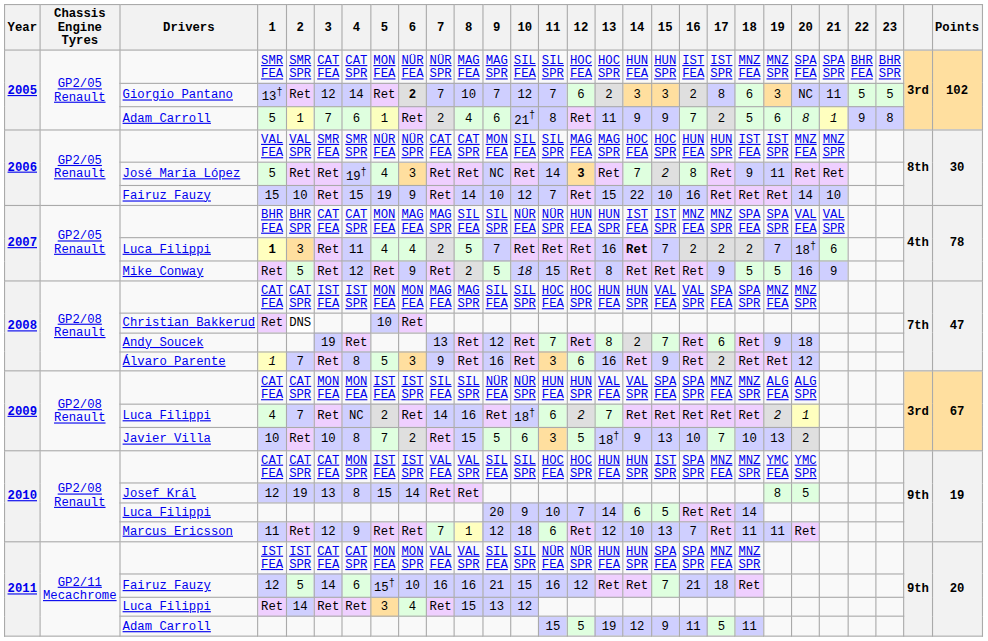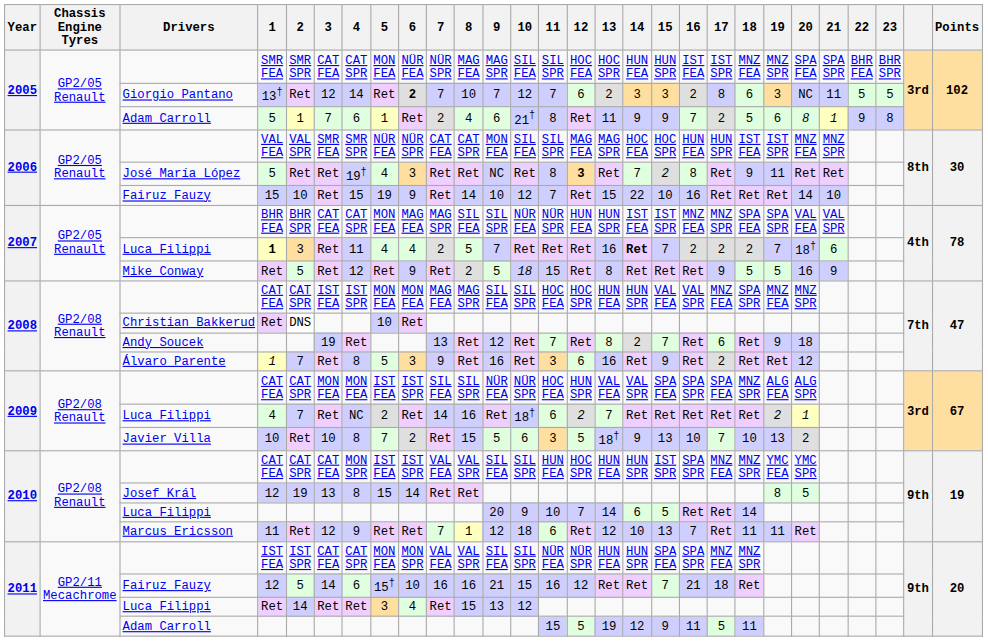(553, 174) 14 -> (553, 174) 8
(721, 297) SPA FEA -> (721, 297) MNZ FEA
(553, 388) HUN FEA -> (553, 388) HOC FEA
(721, 388) MNZ FEA -> (721, 388) SPA FEA
(553, 467) HOC FEA -> (553, 467) HUN FEA
